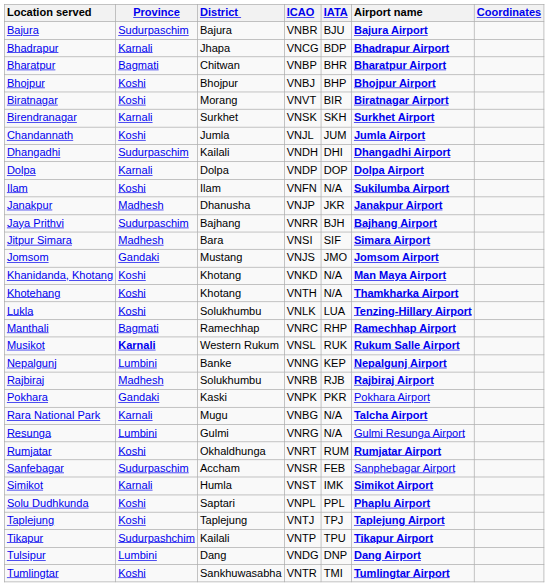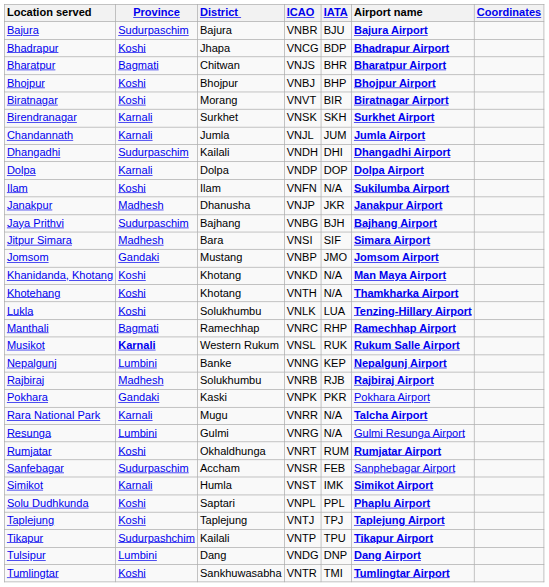(135, 48) Karnali -> (132, 48) Koshi
(302, 65) VNBP -> (301, 65) VNJS
(132, 135) Koshi -> (135, 135) Karnali
(302, 223) VNRR -> (302, 223) VNBG
(301, 258) VNJS -> (302, 258) VNBP
(302, 415) VNBG -> (302, 415) VNRR
